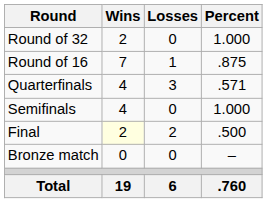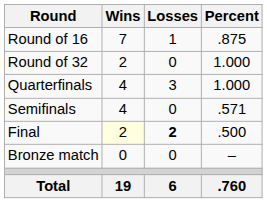rows swapped: (48, 39) <-> (48, 62)
(232, 86) .571 -> (232, 86) 1.000
(232, 109) 1.000 -> (232, 109) .571
(173, 132) normal -> (173, 132) bold
